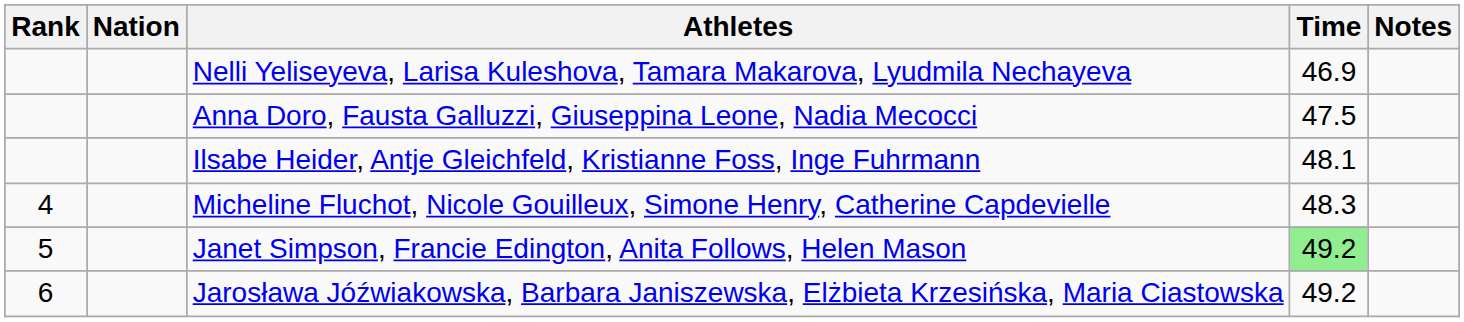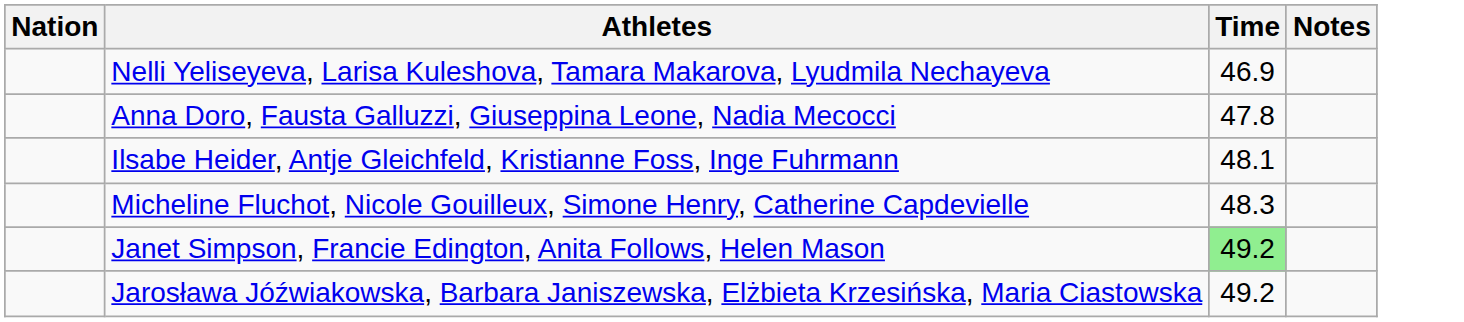- column: (46, 26)
(1329, 115) 47.5 -> (1248, 115) 47.8
